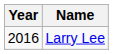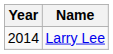(23, 37) 2016 -> (23, 37) 2014
